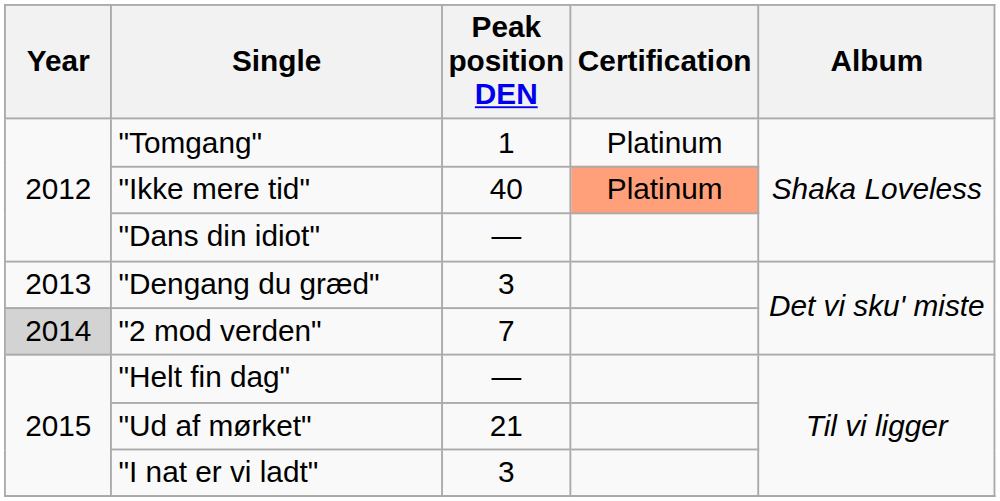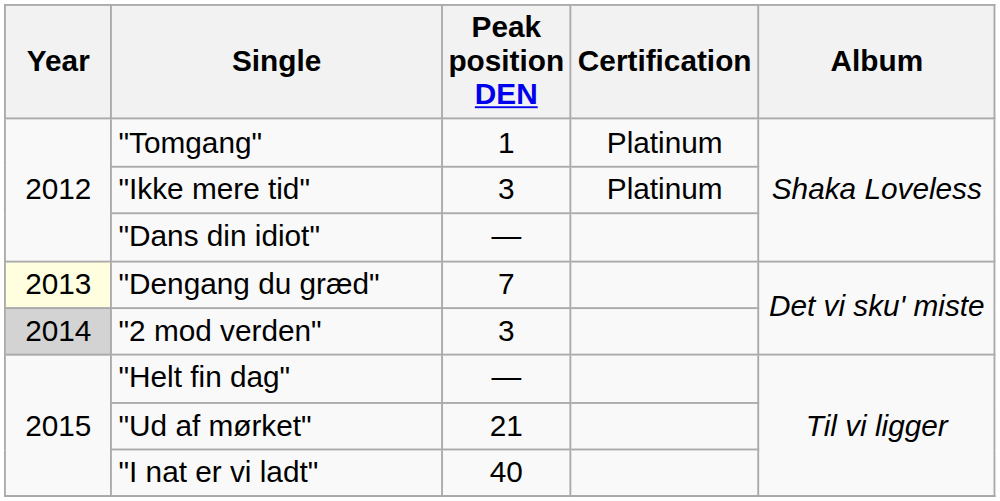(506, 189) 40 -> (506, 189) 3
(665, 189) lightsalmon background -> (665, 189) no background
(58, 283) no background -> (58, 283) lightyellow background
(506, 283) 3 -> (506, 283) 7
(506, 331) 7 -> (506, 331) 3
(506, 472) 3 -> (506, 472) 40
